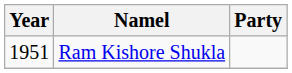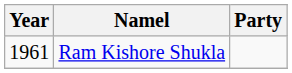(29, 52) 1951 -> (29, 52) 1961
